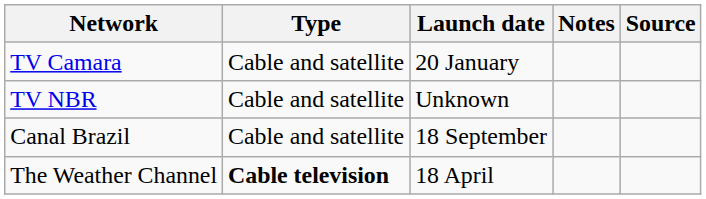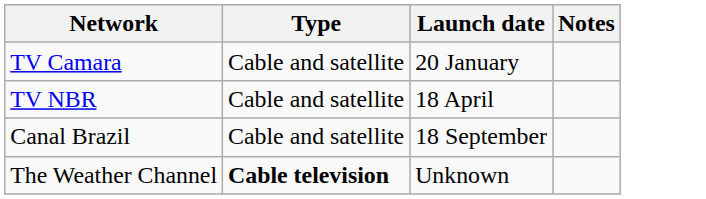- column: (661, 23)
(462, 99) Unknown -> (455, 99) 18 April
(455, 174) 18 April -> (462, 174) Unknown
